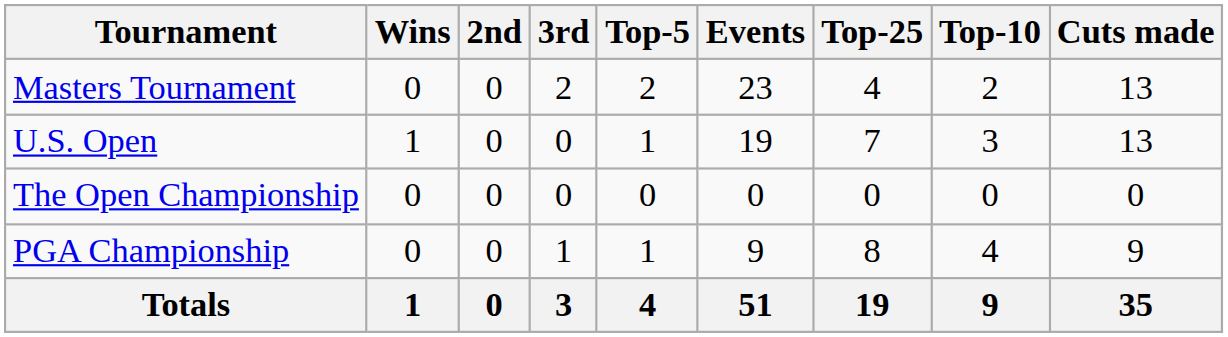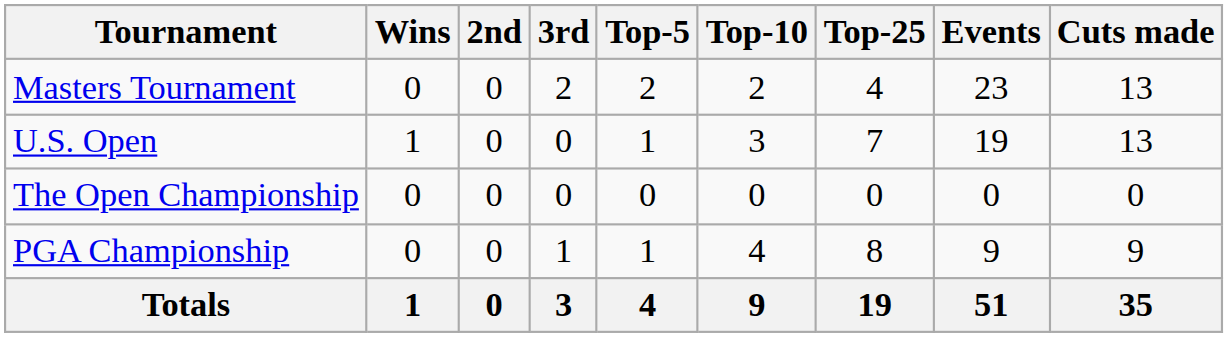columns swapped: (990, 31) <-> (756, 31)
